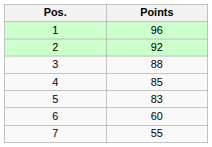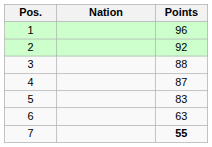+ column: (106, 13)
(157, 82) 85 -> (181, 82) 87
(157, 116) 60 -> (181, 116) 63
(157, 133) normal -> (181, 133) bold
